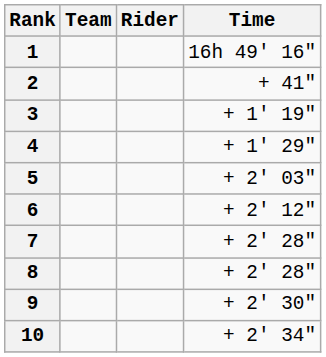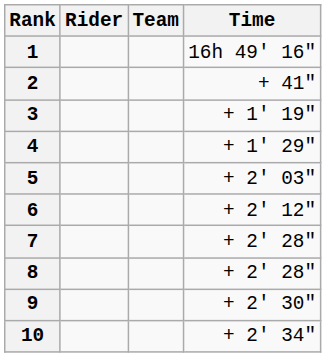columns swapped: (150, 21) <-> (88, 21)
